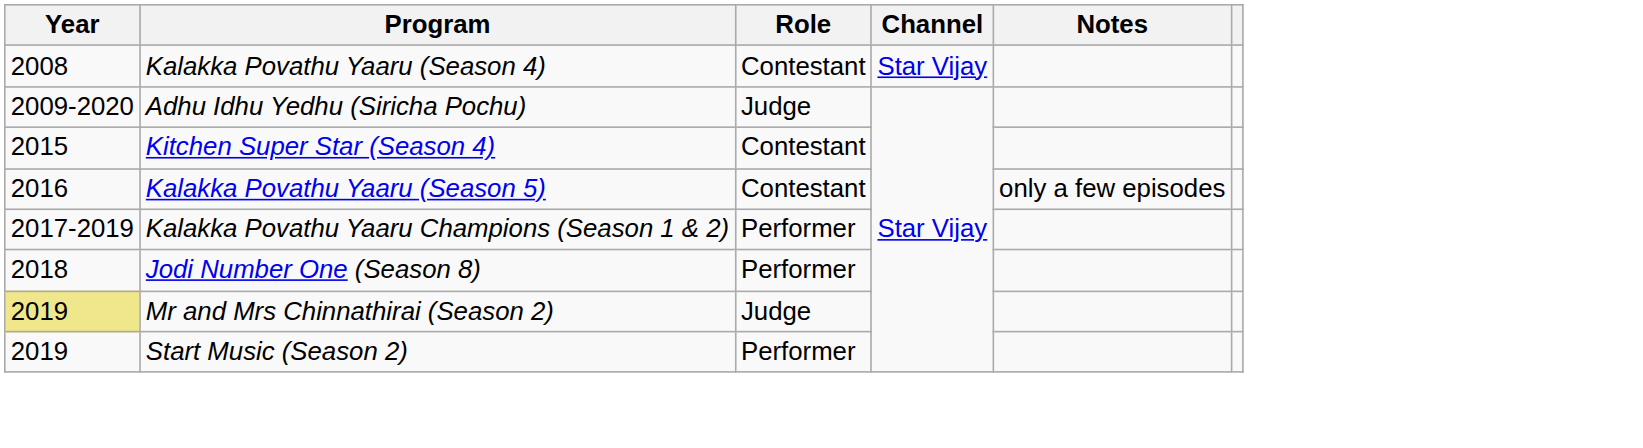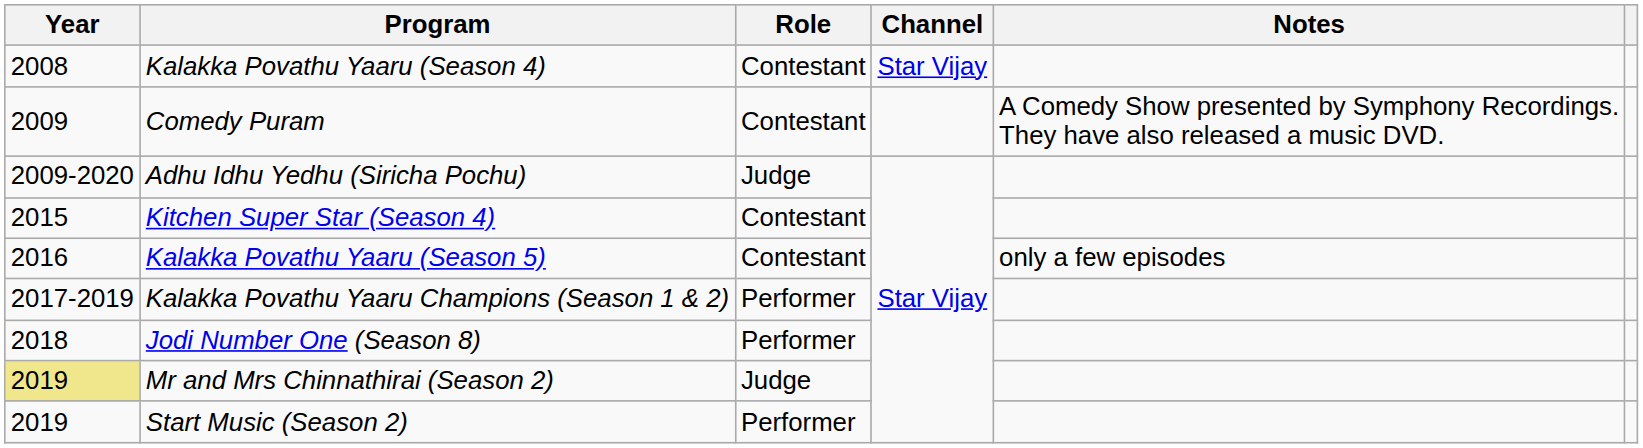+ row: (235, 121)
